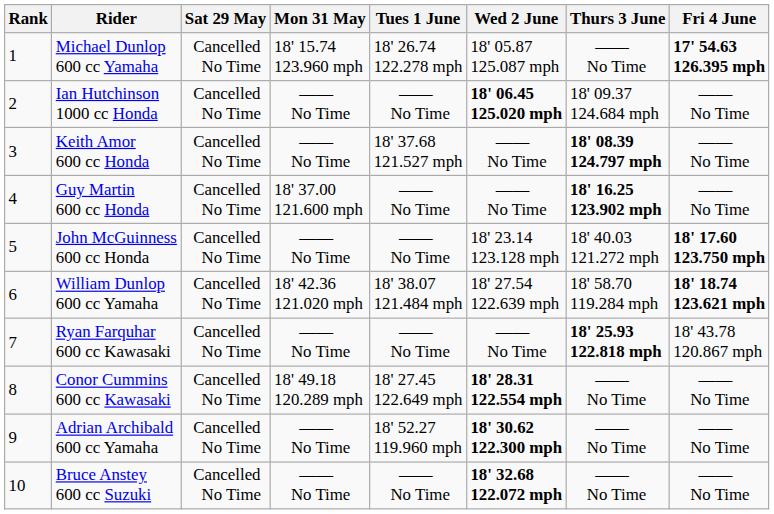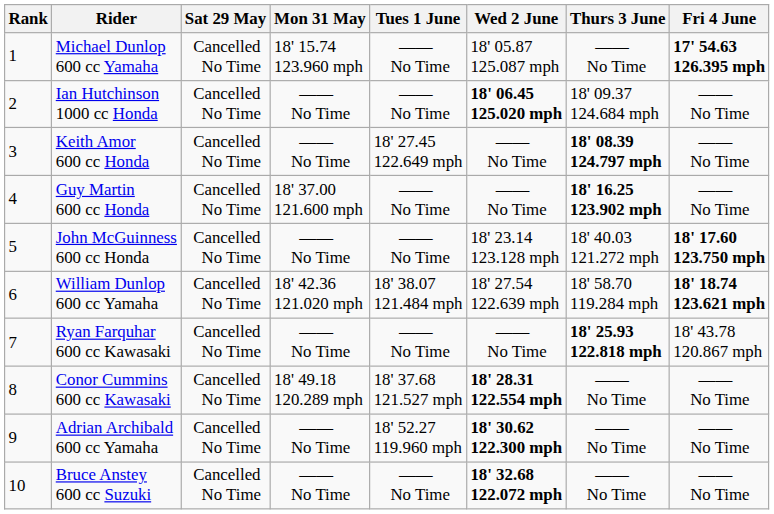(418, 56) 18' 26.74 122.278 mph -> (412, 56) —— No Time
(418, 151) 18' 37.68 121.527 mph -> (418, 151) 18' 27.45 122.649 mph
(418, 390) 18' 27.45 122.649 mph -> (418, 390) 18' 37.68 121.527 mph
